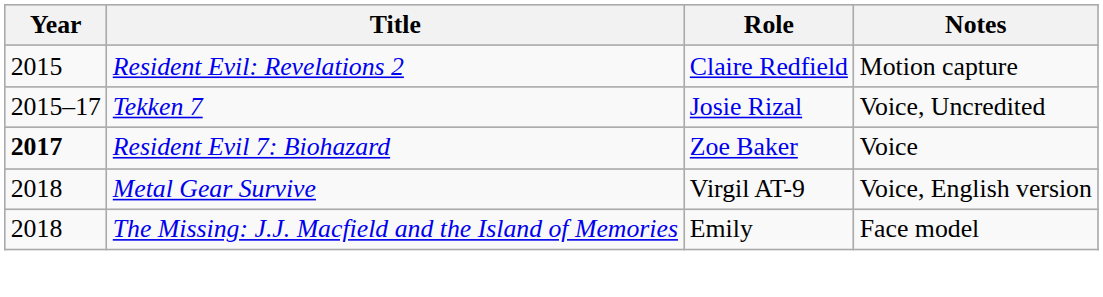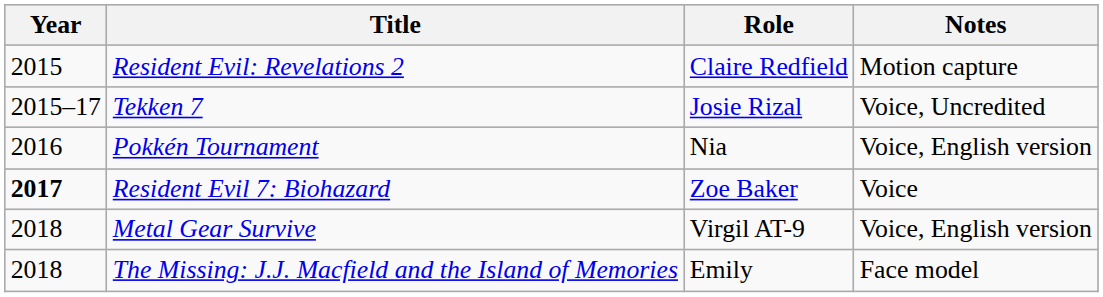+ row: (216, 147)
